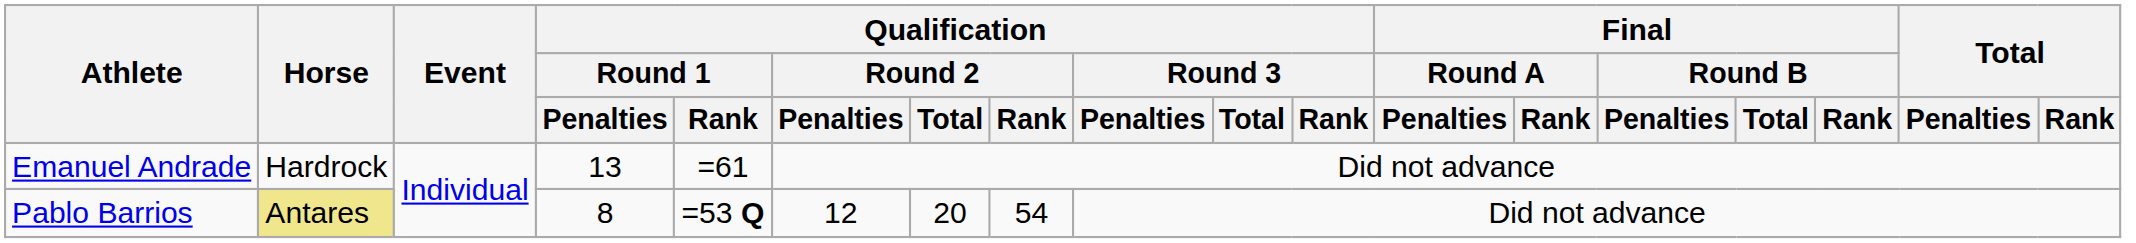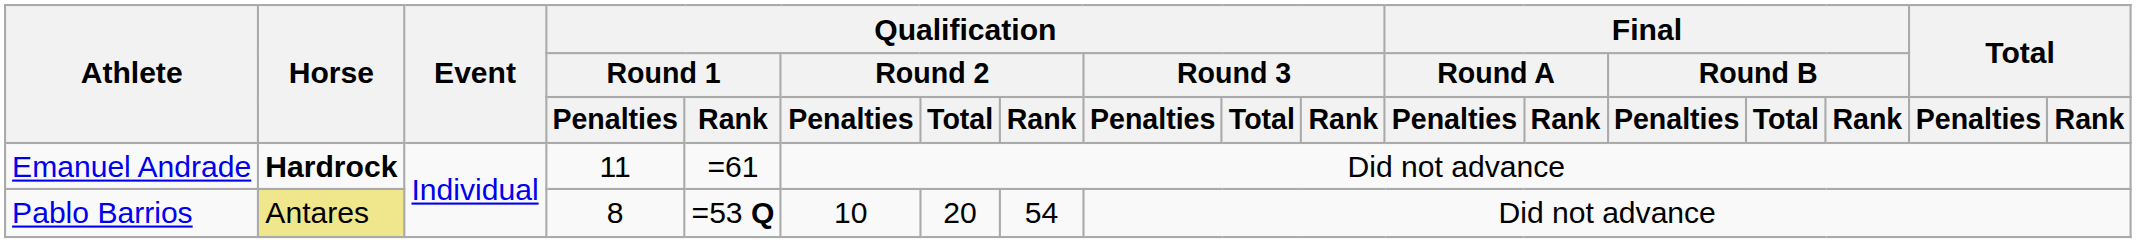(326, 166) normal -> (331, 166) bold
(605, 166) 13 -> (615, 166) 11
(841, 214) 12 -> (851, 214) 10
